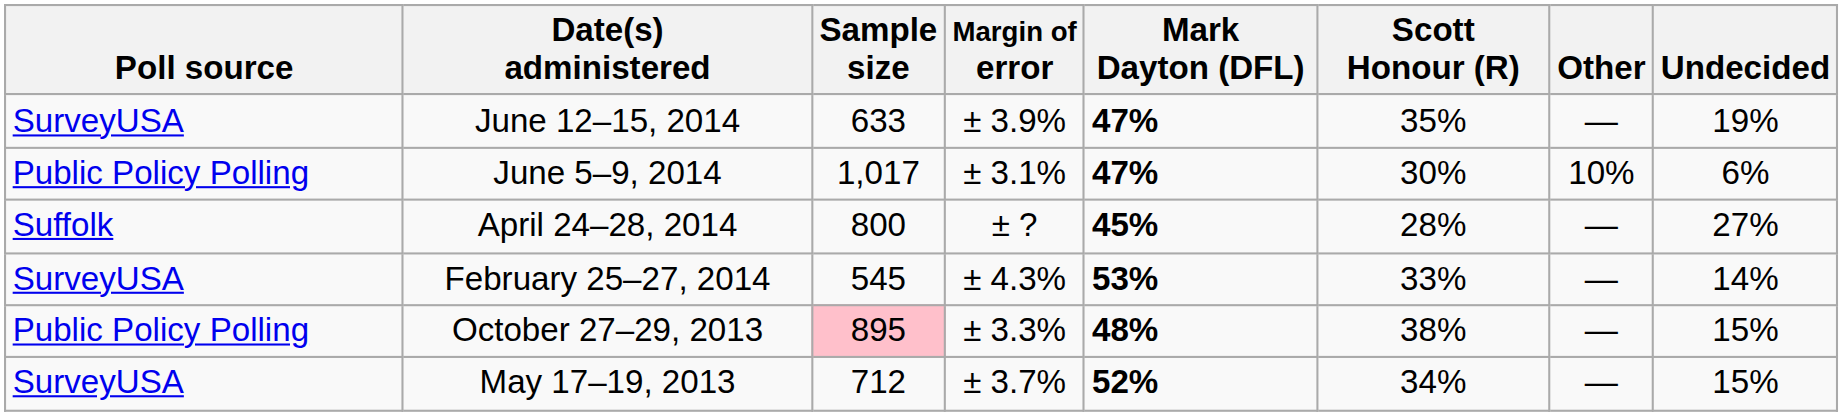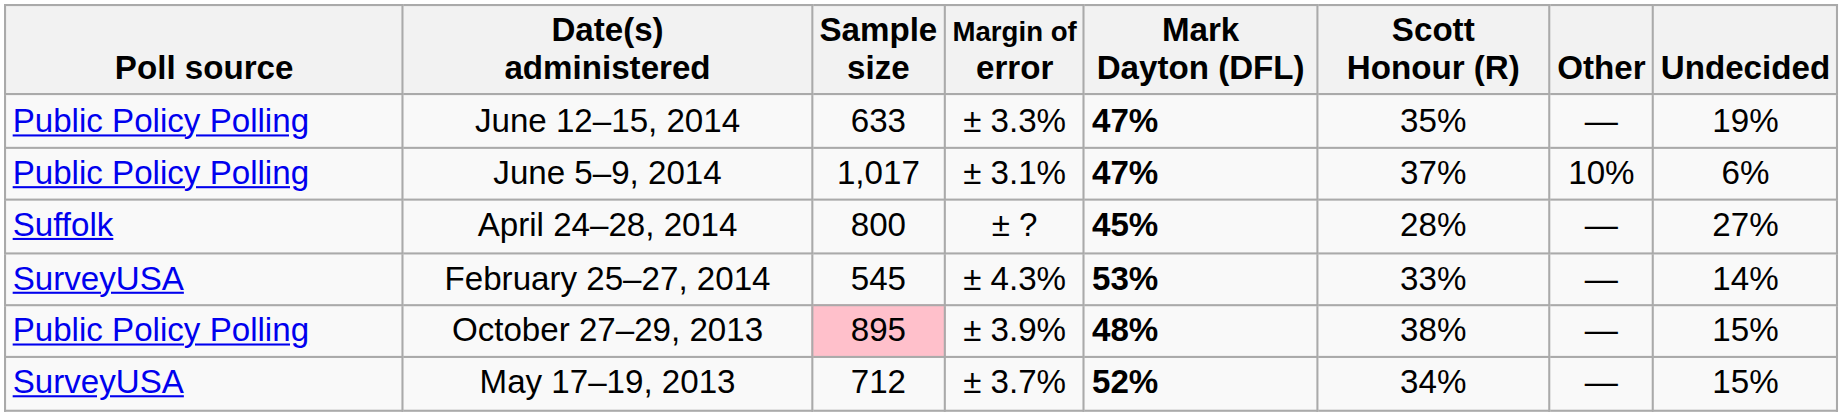(98, 120) SurveyUSA -> (161, 120) Public Policy Polling
(1015, 120) ± 3.9% -> (1015, 120) ± 3.3%
(1433, 173) 30% -> (1433, 173) 37%
(1015, 330) ± 3.3% -> (1015, 330) ± 3.9%
